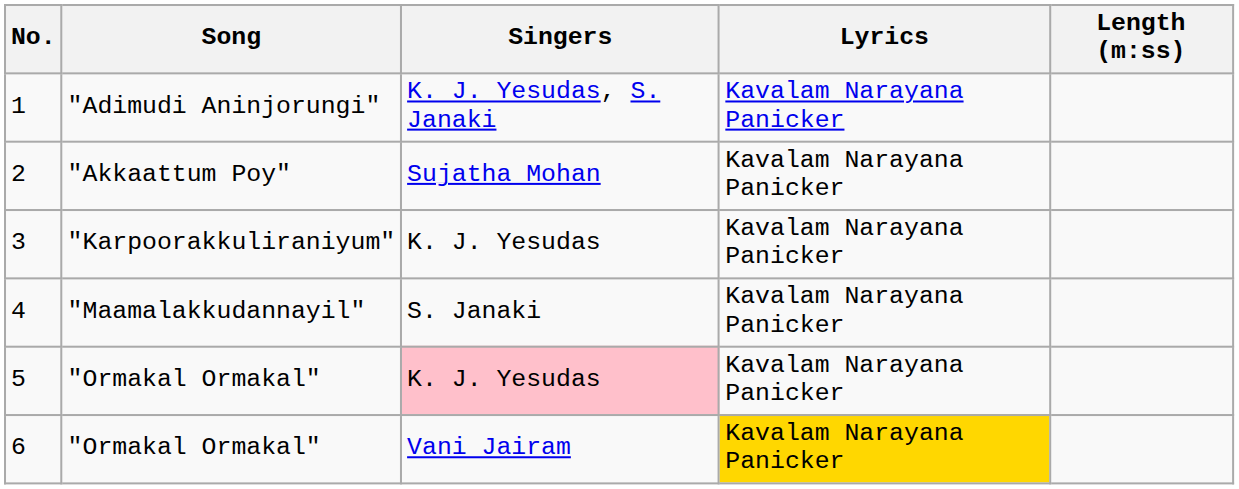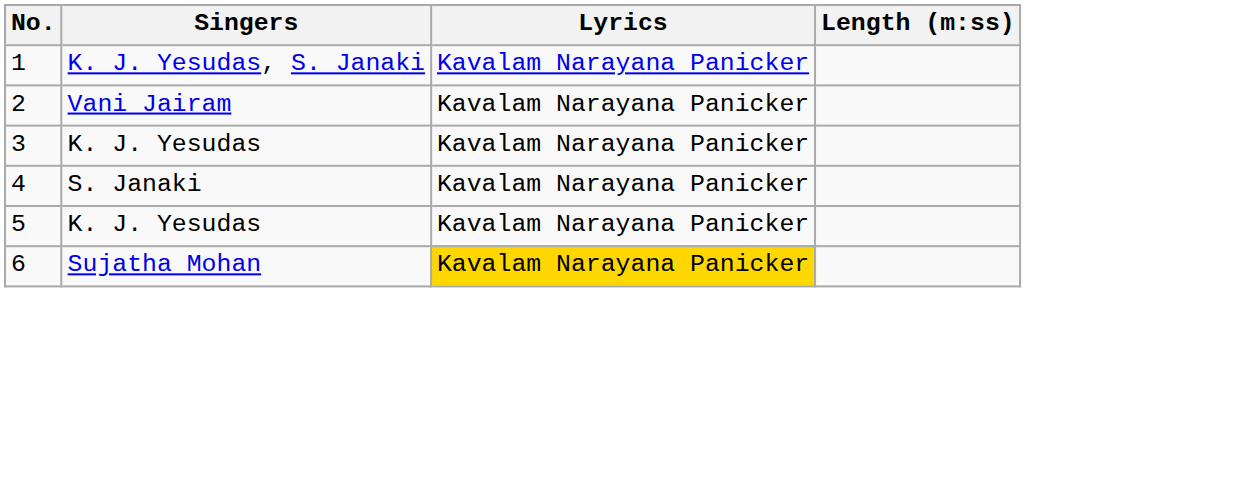- column: (231, 39)
(504, 176) Sujatha Mohan -> (149, 106) Vani Jairam
(504, 381) pink background -> (164, 226) no background
(489, 449) Vani Jairam -> (164, 266) Sujatha Mohan
